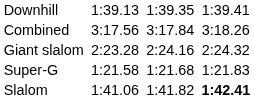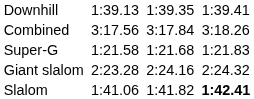rows swapped: (31, 70) <-> (44, 50)
